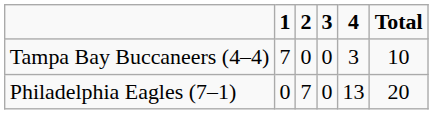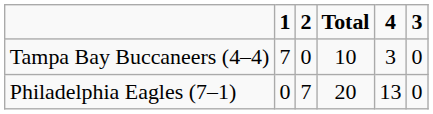columns swapped: (327, 21) <-> (399, 21)
